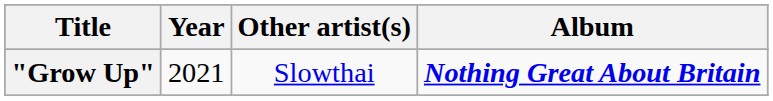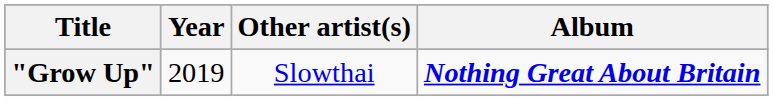(196, 71) 2021 -> (196, 71) 2019
